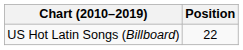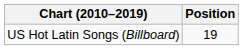(210, 34) 22 -> (210, 34) 19
